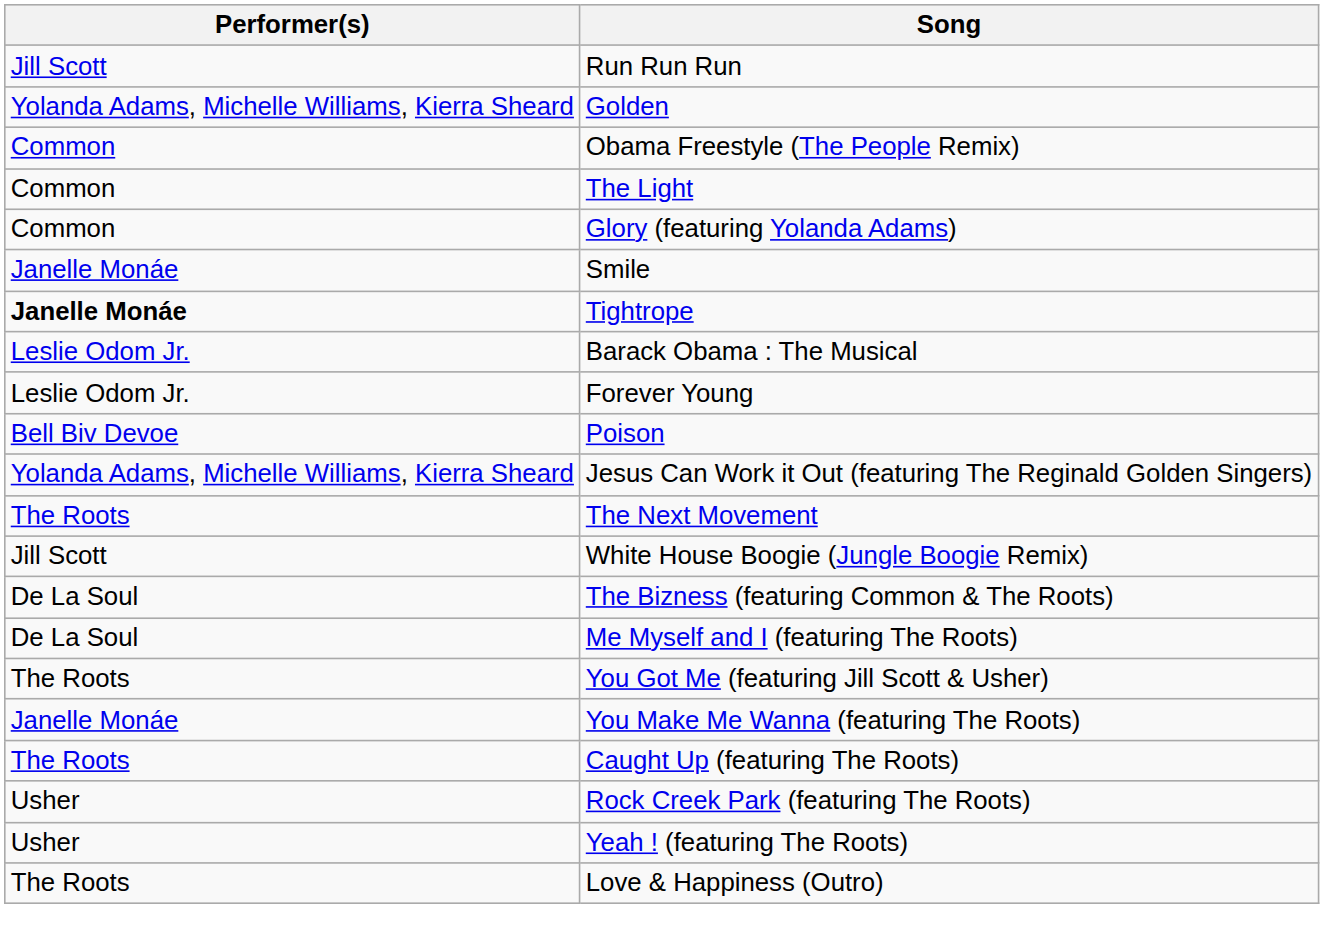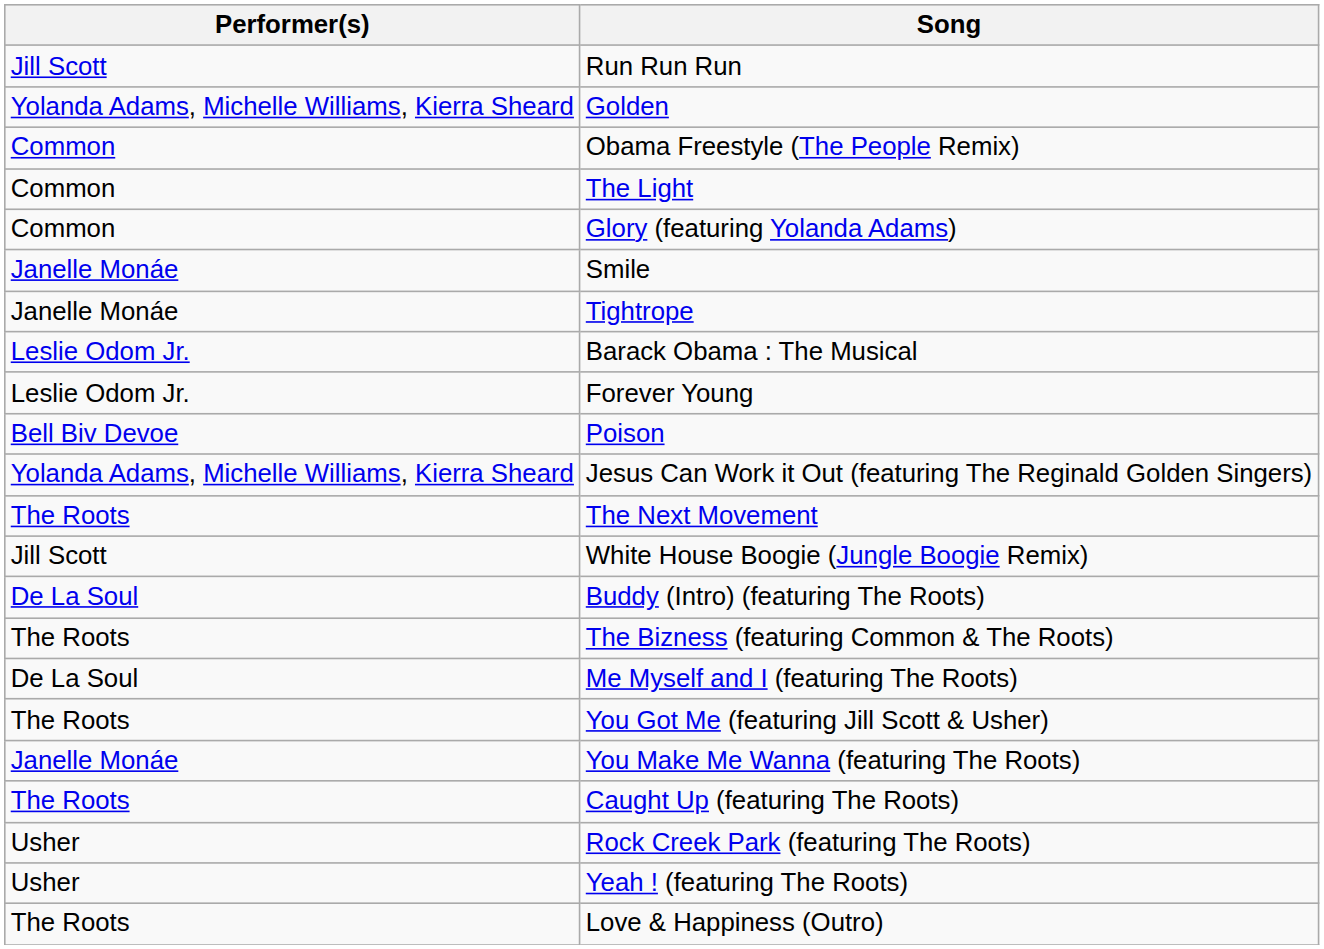(99, 310) bold -> (95, 310) normal
+ row: (785, 596)
(74, 596) De La Soul -> (70, 637) The Roots
